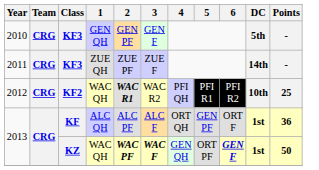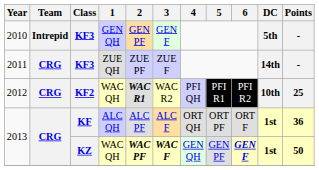(44, 35) CRG -> (50, 35) Intrepid
(207, 121) GEN PF -> (219, 121) ORT PF
(207, 150) ORT PF -> (219, 150) GEN PF
